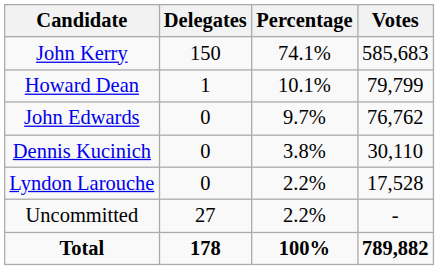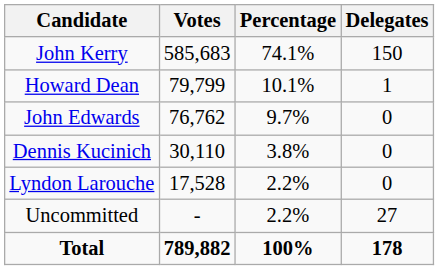columns swapped: (395, 20) <-> (205, 20)
